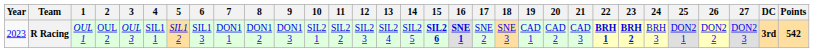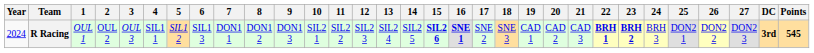(16, 33) 2023 -> (16, 33) 2024
(793, 33) 542 -> (793, 33) 545
